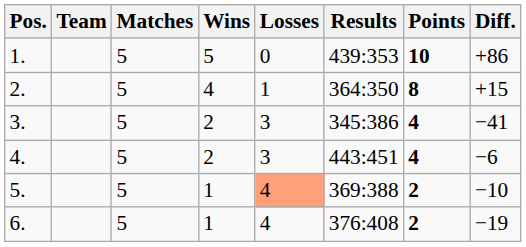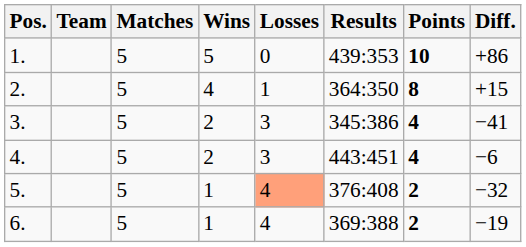(364, 190) 369:388 -> (364, 190) 376:408
(492, 190) −10 -> (492, 190) −32
(364, 223) 376:408 -> (364, 223) 369:388
